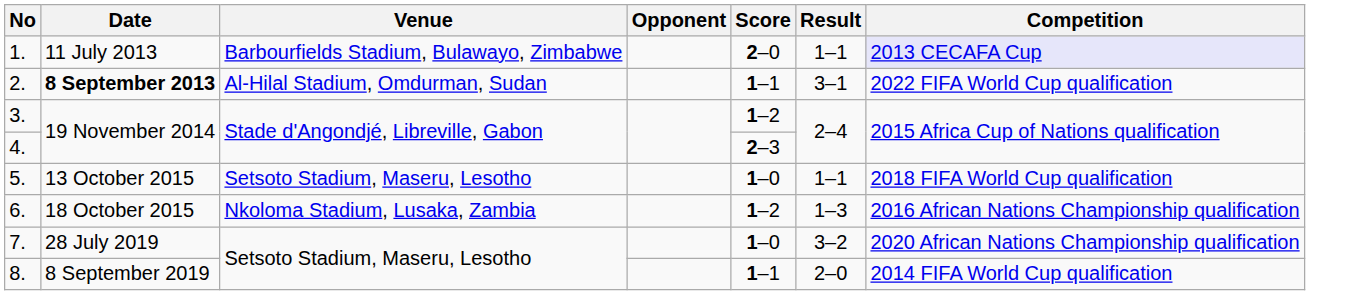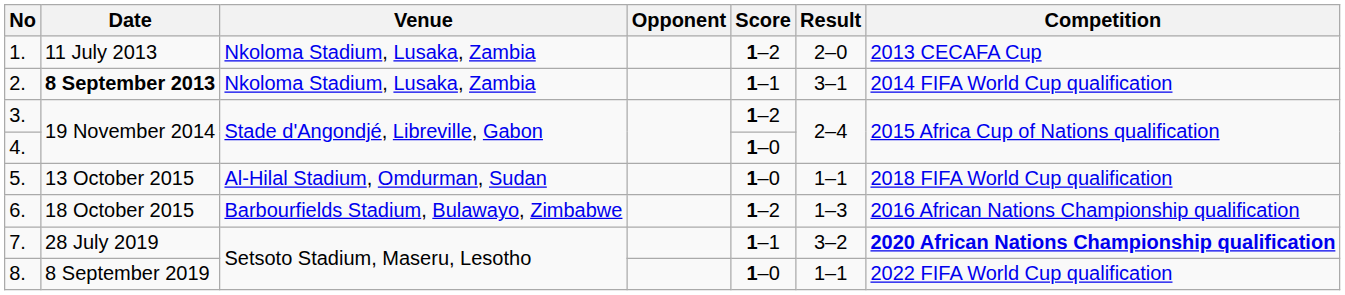(423, 52) Barbourfields Stadium, Bulawayo, Zimbabwe -> (380, 52) Nkoloma Stadium, Lusaka, Zambia
(763, 52) 2–0 -> (763, 52) 1–2
(831, 52) 1–1 -> (831, 52) 2–0
(956, 52) lavender background -> (956, 52) no background
(386, 83) Al-Hilal Stadium, Omdurman, Sudan -> (380, 83) Nkoloma Stadium, Lusaka, Zambia
(1021, 83) 2022 FIFA World Cup qualification -> (1021, 83) 2014 FIFA World Cup qualification
(763, 147) 2–3 -> (763, 147) 1–0
(378, 178) Setsoto Stadium, Maseru, Lesotho -> (386, 178) Al-Hilal Stadium, Omdurman, Sudan
(380, 210) Nkoloma Stadium, Lusaka, Zambia -> (423, 210) Barbourfields Stadium, Bulawayo, Zimbabwe
(763, 242) 1–0 -> (763, 242) 1–1
(1085, 242) normal -> (1103, 242) bold
(763, 274) 1–1 -> (763, 274) 1–0
(831, 274) 2–0 -> (831, 274) 1–1
(1021, 274) 2014 FIFA World Cup qualification -> (1021, 274) 2022 FIFA World Cup qualification
